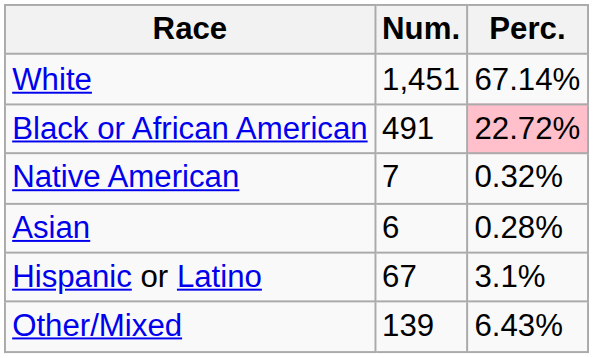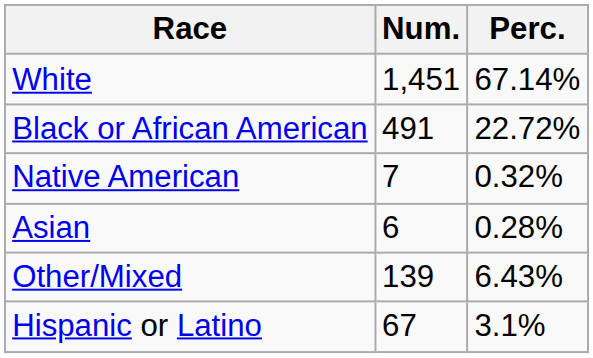(527, 128) pink background -> (527, 128) no background
rows swapped: (97, 326) <-> (137, 276)
